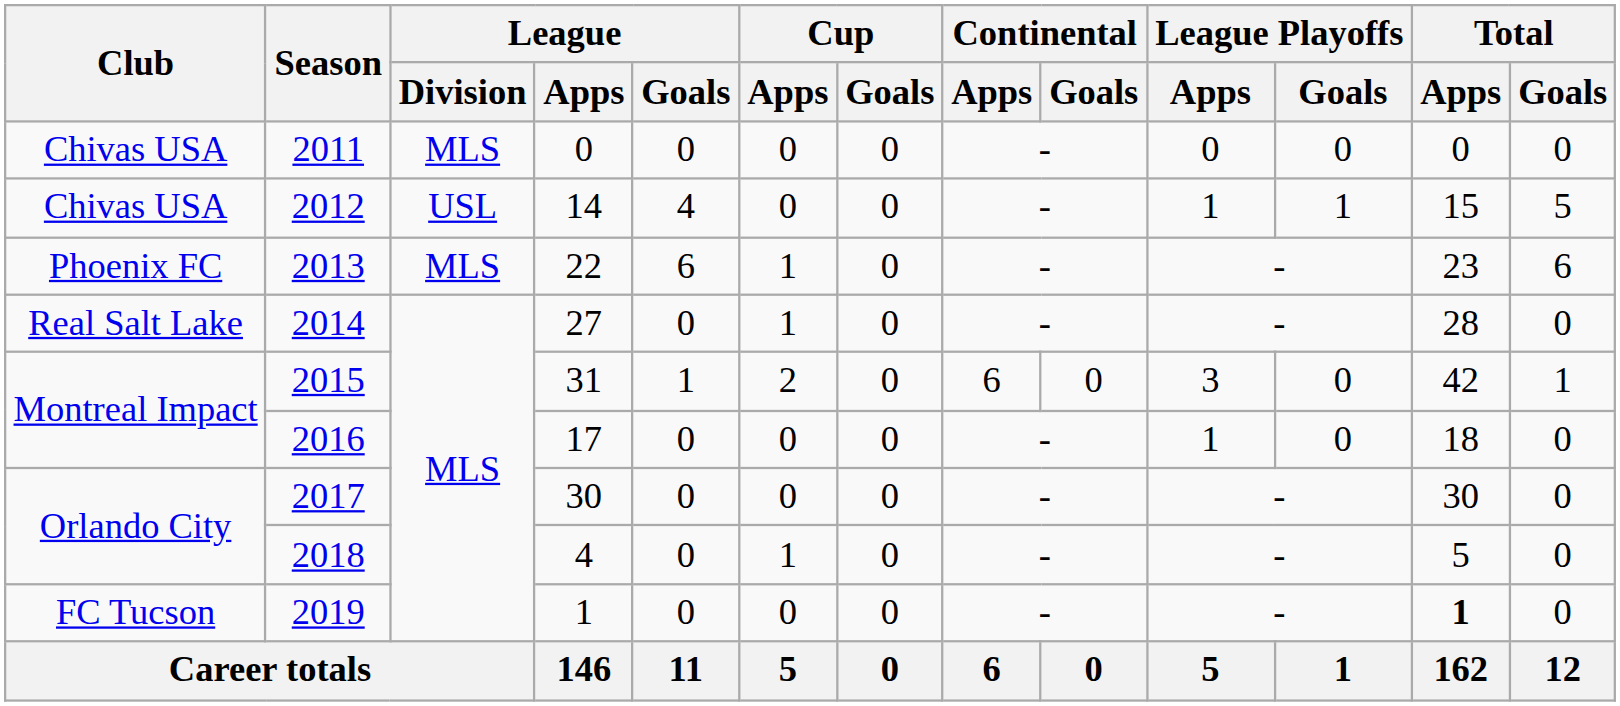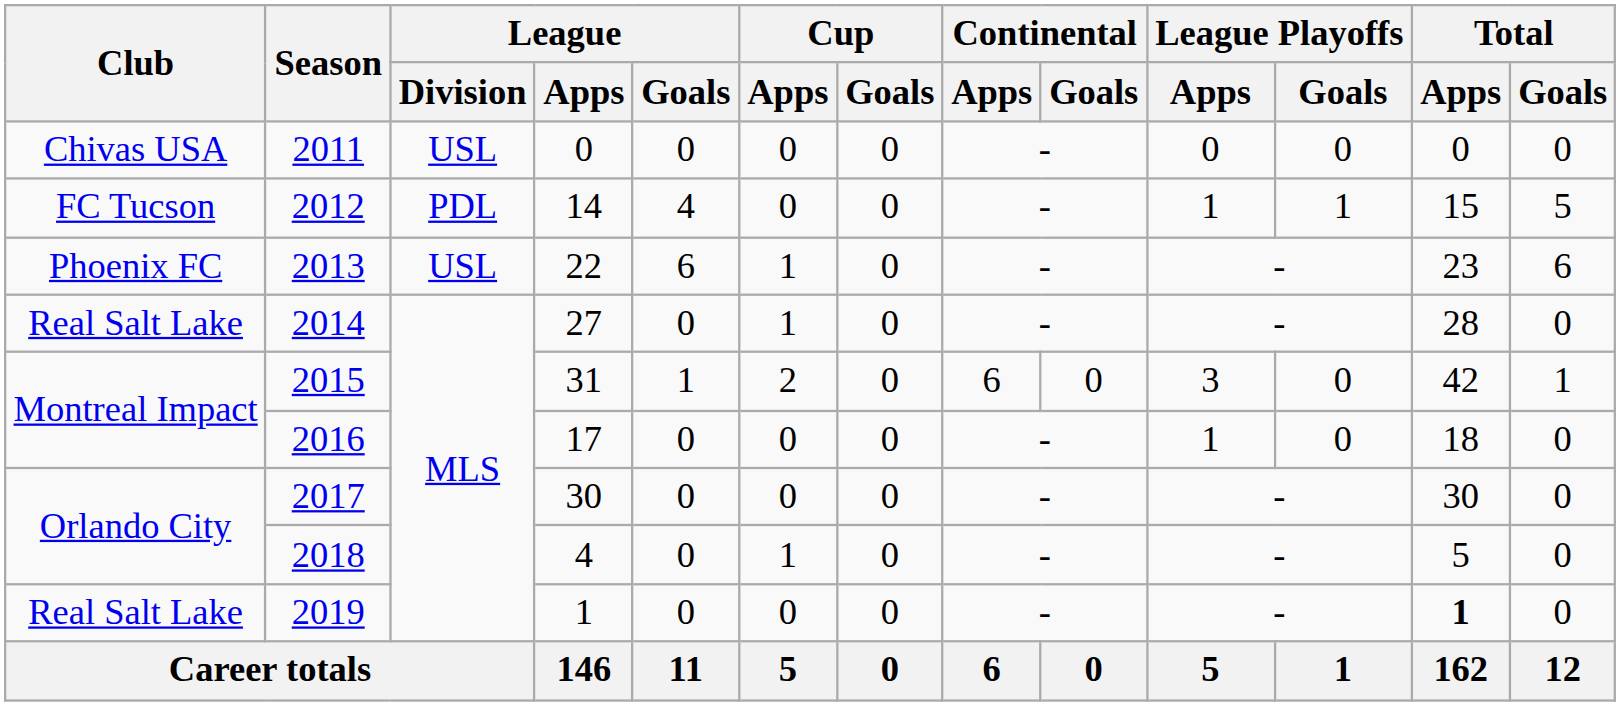(463, 149) MLS -> (463, 149) USL
(136, 206) Chivas USA -> (136, 206) FC Tucson
(463, 206) USL -> (463, 206) PDL
(463, 264) MLS -> (463, 264) USL
(136, 611) FC Tucson -> (136, 611) Real Salt Lake
